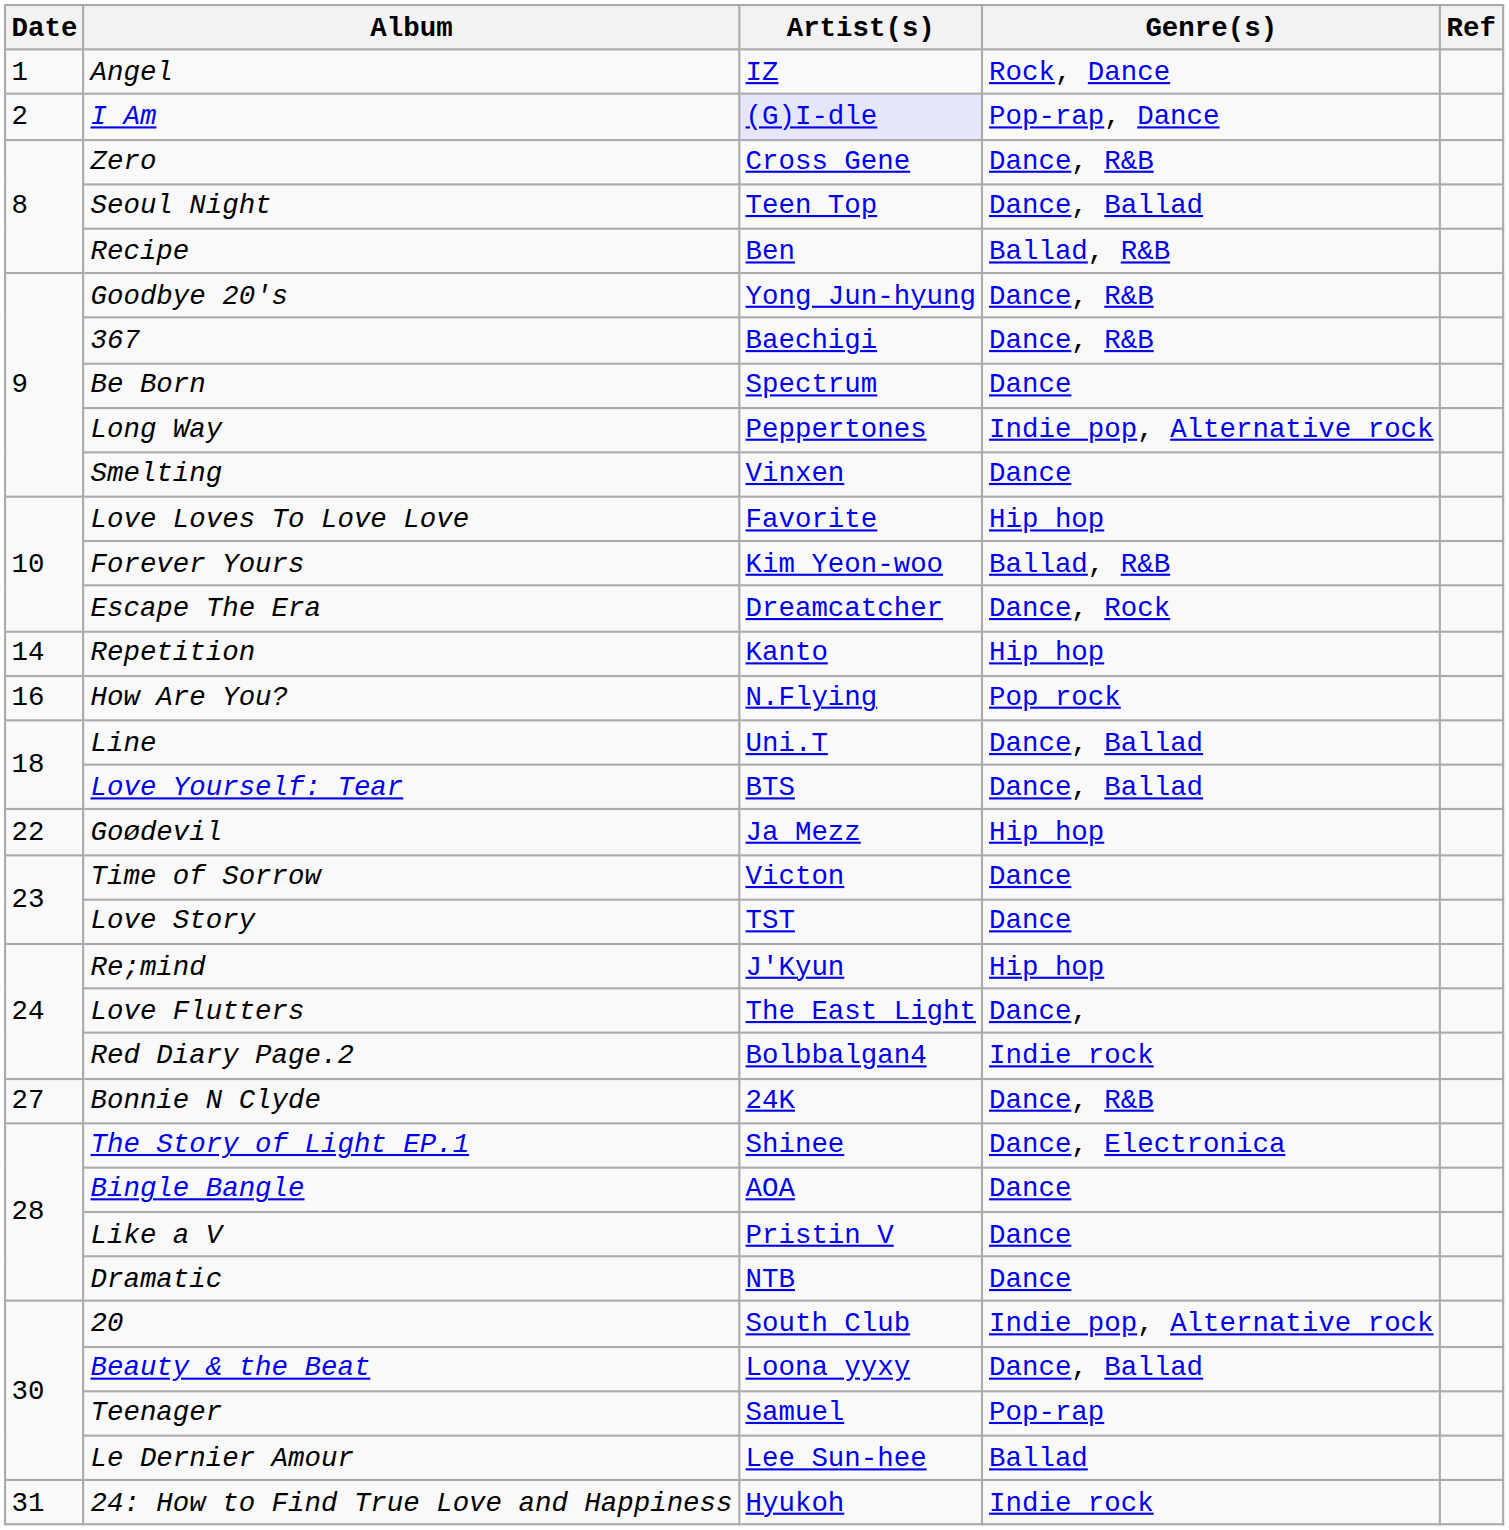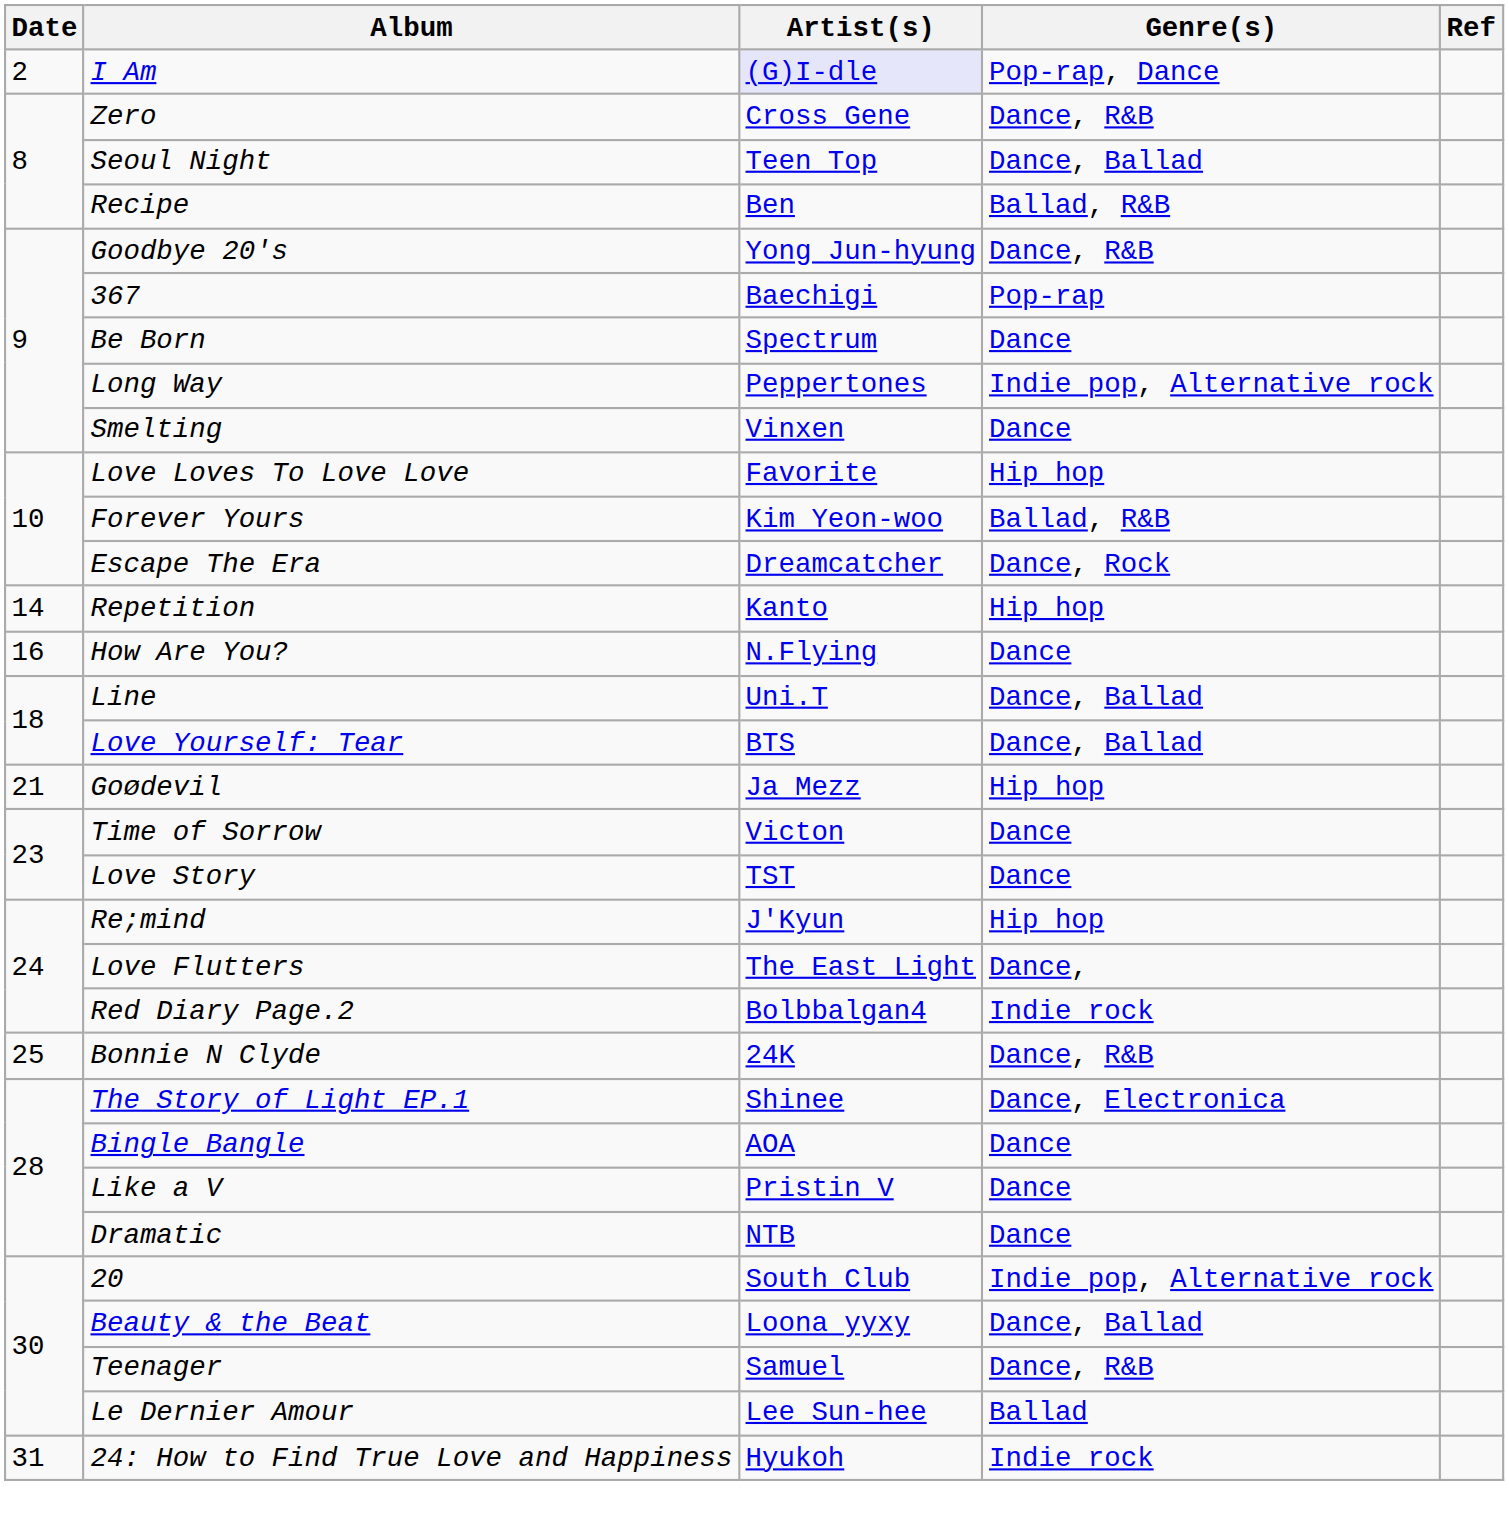- row: (132, 72)
(1071, 340) Dance, R&B -> (1047, 296) Pop-rap
(1055, 698) Pop rock -> (1030, 653) Dance
(28, 832) 22 -> (28, 787) 21
(28, 1100) 27 -> (28, 1056) 25
(1047, 1413) Pop-rap -> (1071, 1369) Dance, R&B
